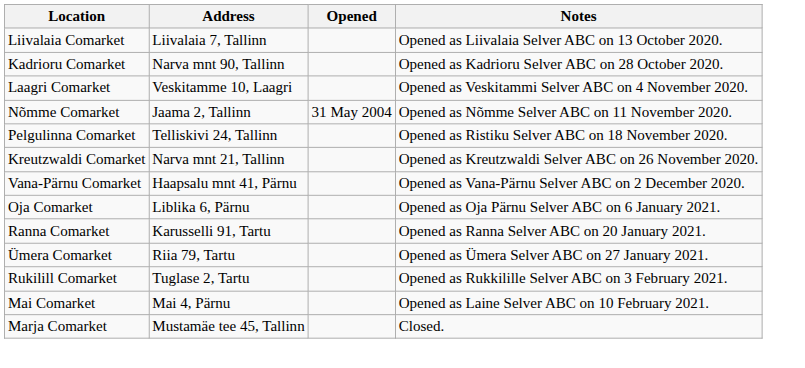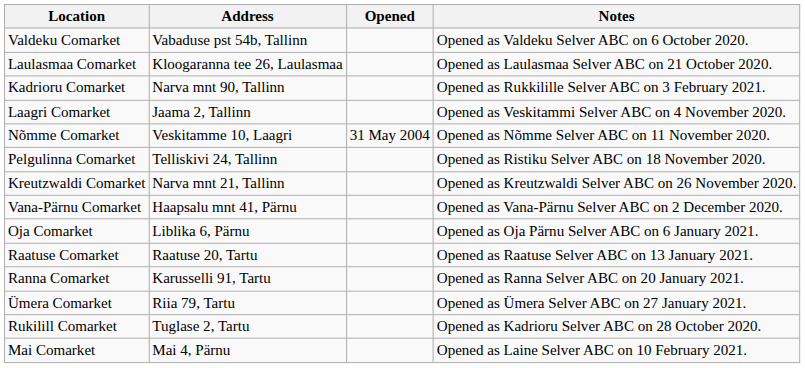+ row: (64, 40)
- row: (66, 40)
+ row: (72, 64)
(561, 64) Opened as Kadrioru Selver ABC on 28 October 2020. -> (601, 87) Opened as Rukkilille Selver ABC on 3 February 2021.
(222, 87) Veskitamme 10, Laagri -> (202, 111) Jaama 2, Tallinn
(202, 111) Jaama 2, Tallinn -> (222, 135) Veskitamme 10, Laagri
+ row: (63, 254)
(563, 278) Opened as Rukkilille Selver ABC on 3 February 2021. -> (599, 326) Opened as Kadrioru Selver ABC on 28 October 2020.
- row: (57, 326)
